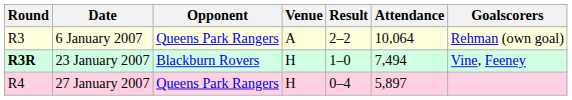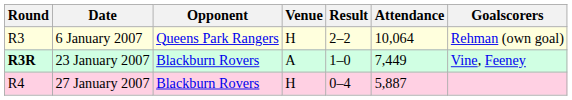(290, 38) A -> (290, 38) H
(290, 60) H -> (290, 60) A
(391, 60) 7,494 -> (391, 60) 7,449
(217, 83) Queens Park Rangers -> (208, 83) Blackburn Rovers
(391, 83) 5,897 -> (391, 83) 5,887
